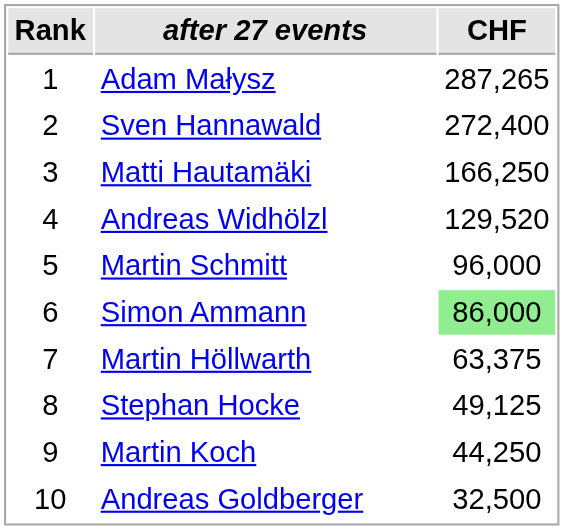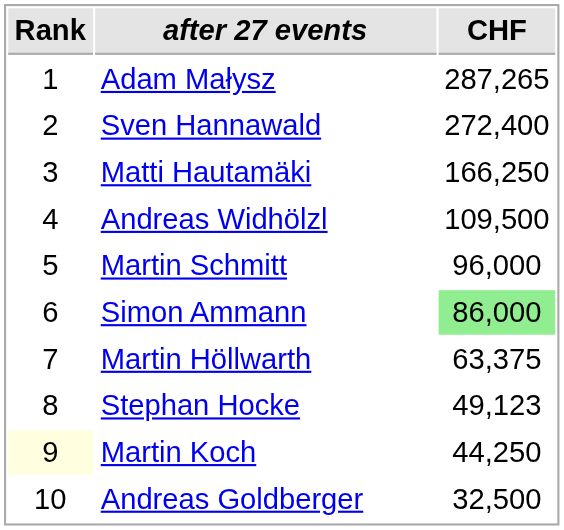(497, 219) 129,520 -> (497, 219) 109,500
(497, 406) 49,125 -> (497, 406) 49,123
(50, 452) no background -> (50, 452) lightyellow background
